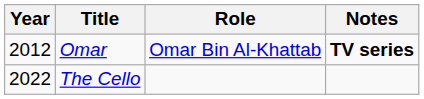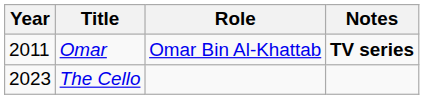(30, 49) 2012 -> (29, 49) 2011
(30, 79) 2022 -> (30, 79) 2023
